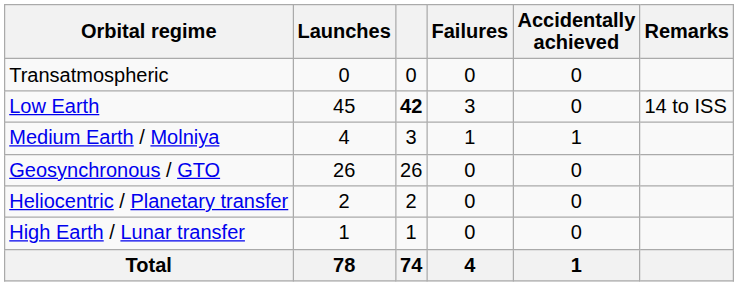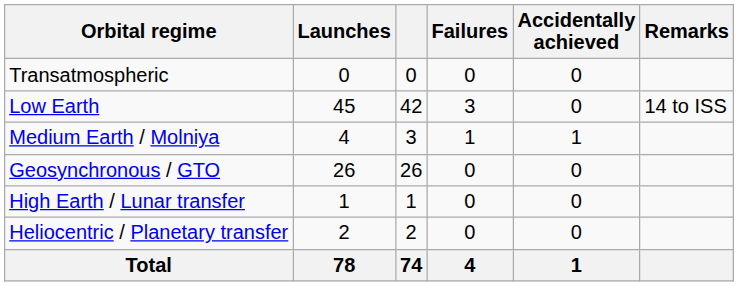(411, 106) bold -> (411, 106) normal
rows swapped: (127, 233) <-> (149, 201)
